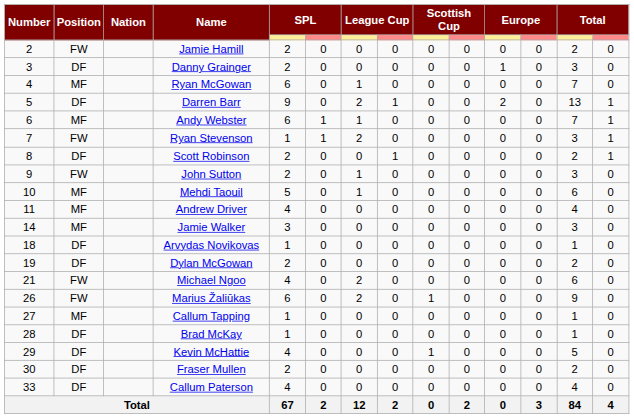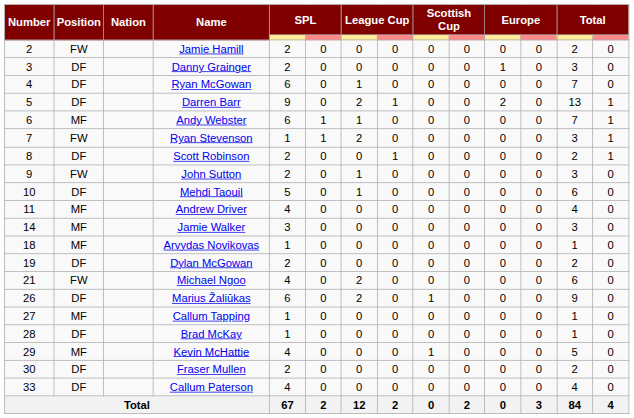(79, 85) MF -> (79, 85) DF
(79, 192) MF -> (79, 192) DF
(79, 245) DF -> (79, 245) MF
(79, 298) FW -> (79, 298) DF
(79, 352) DF -> (79, 352) MF
